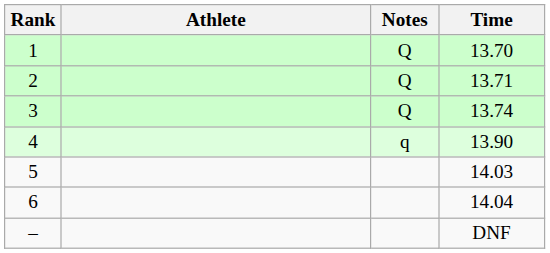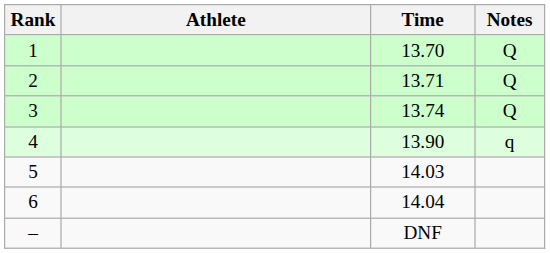columns swapped: (492, 19) <-> (405, 19)
